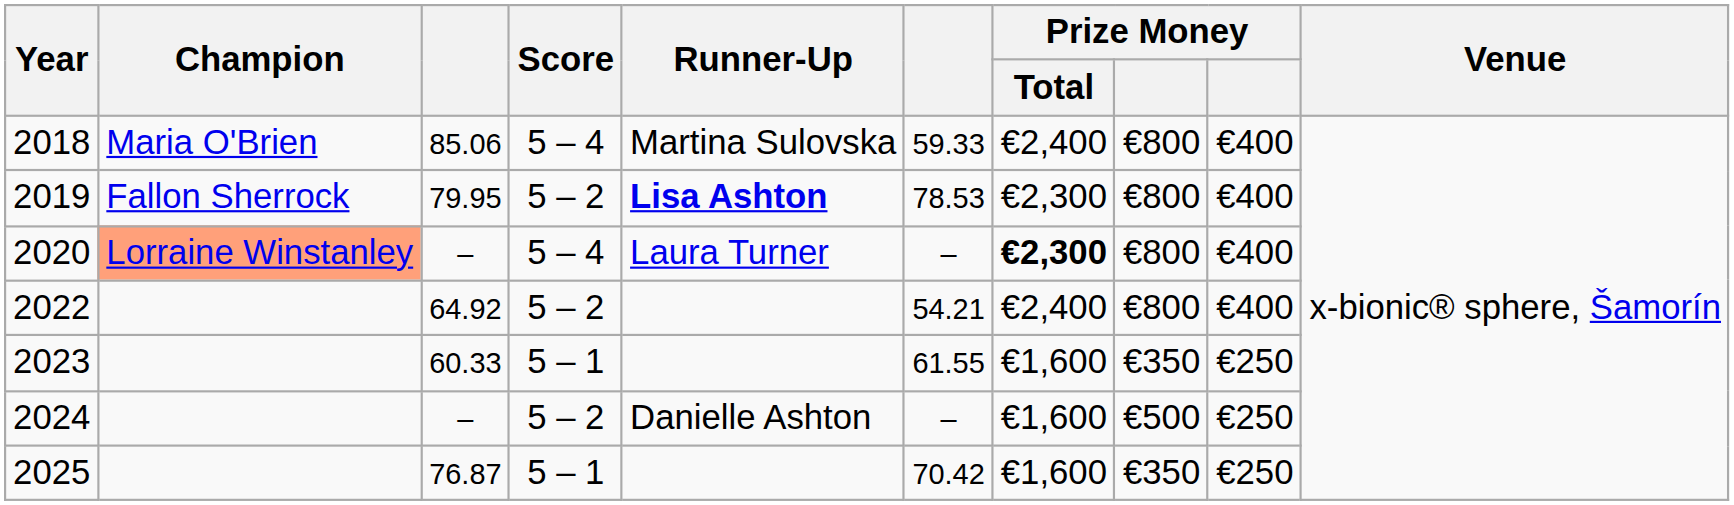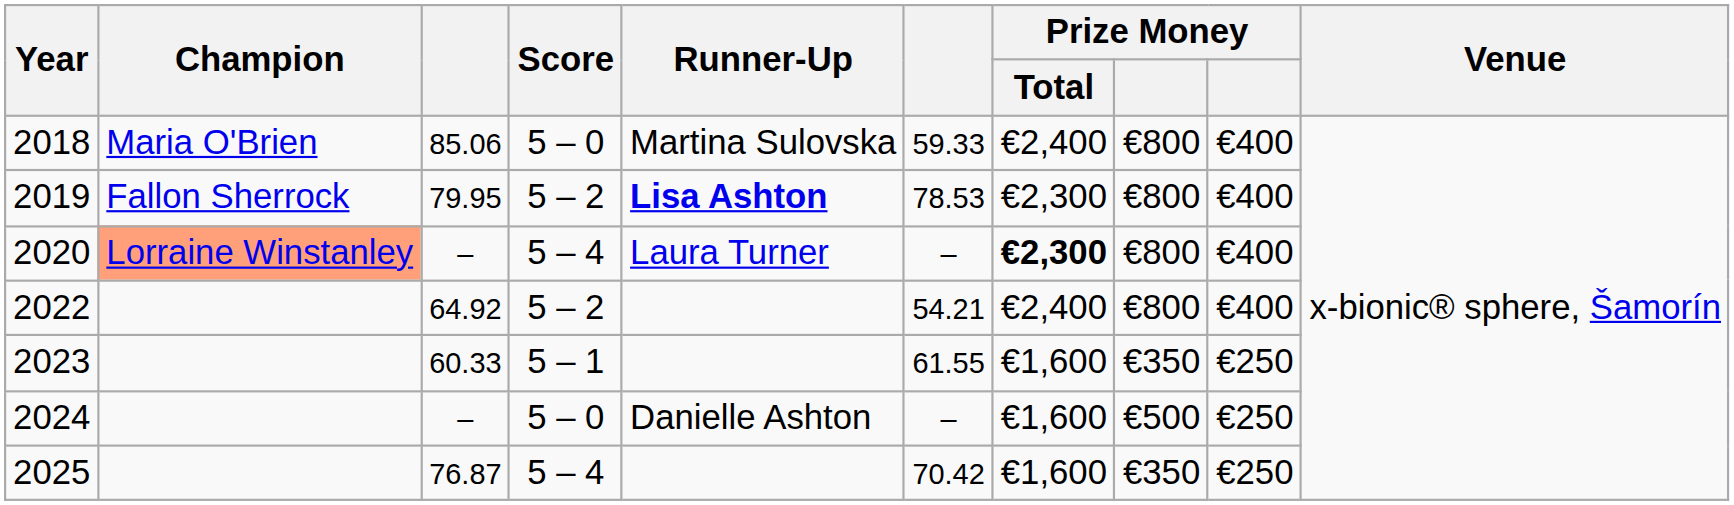(566, 142) 5 – 4 -> (566, 142) 5 – 0
(566, 417) 5 – 2 -> (566, 417) 5 – 0
(566, 472) 5 – 1 -> (566, 472) 5 – 4
